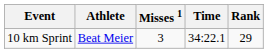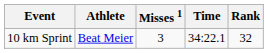(246, 38) 29 -> (246, 38) 32
